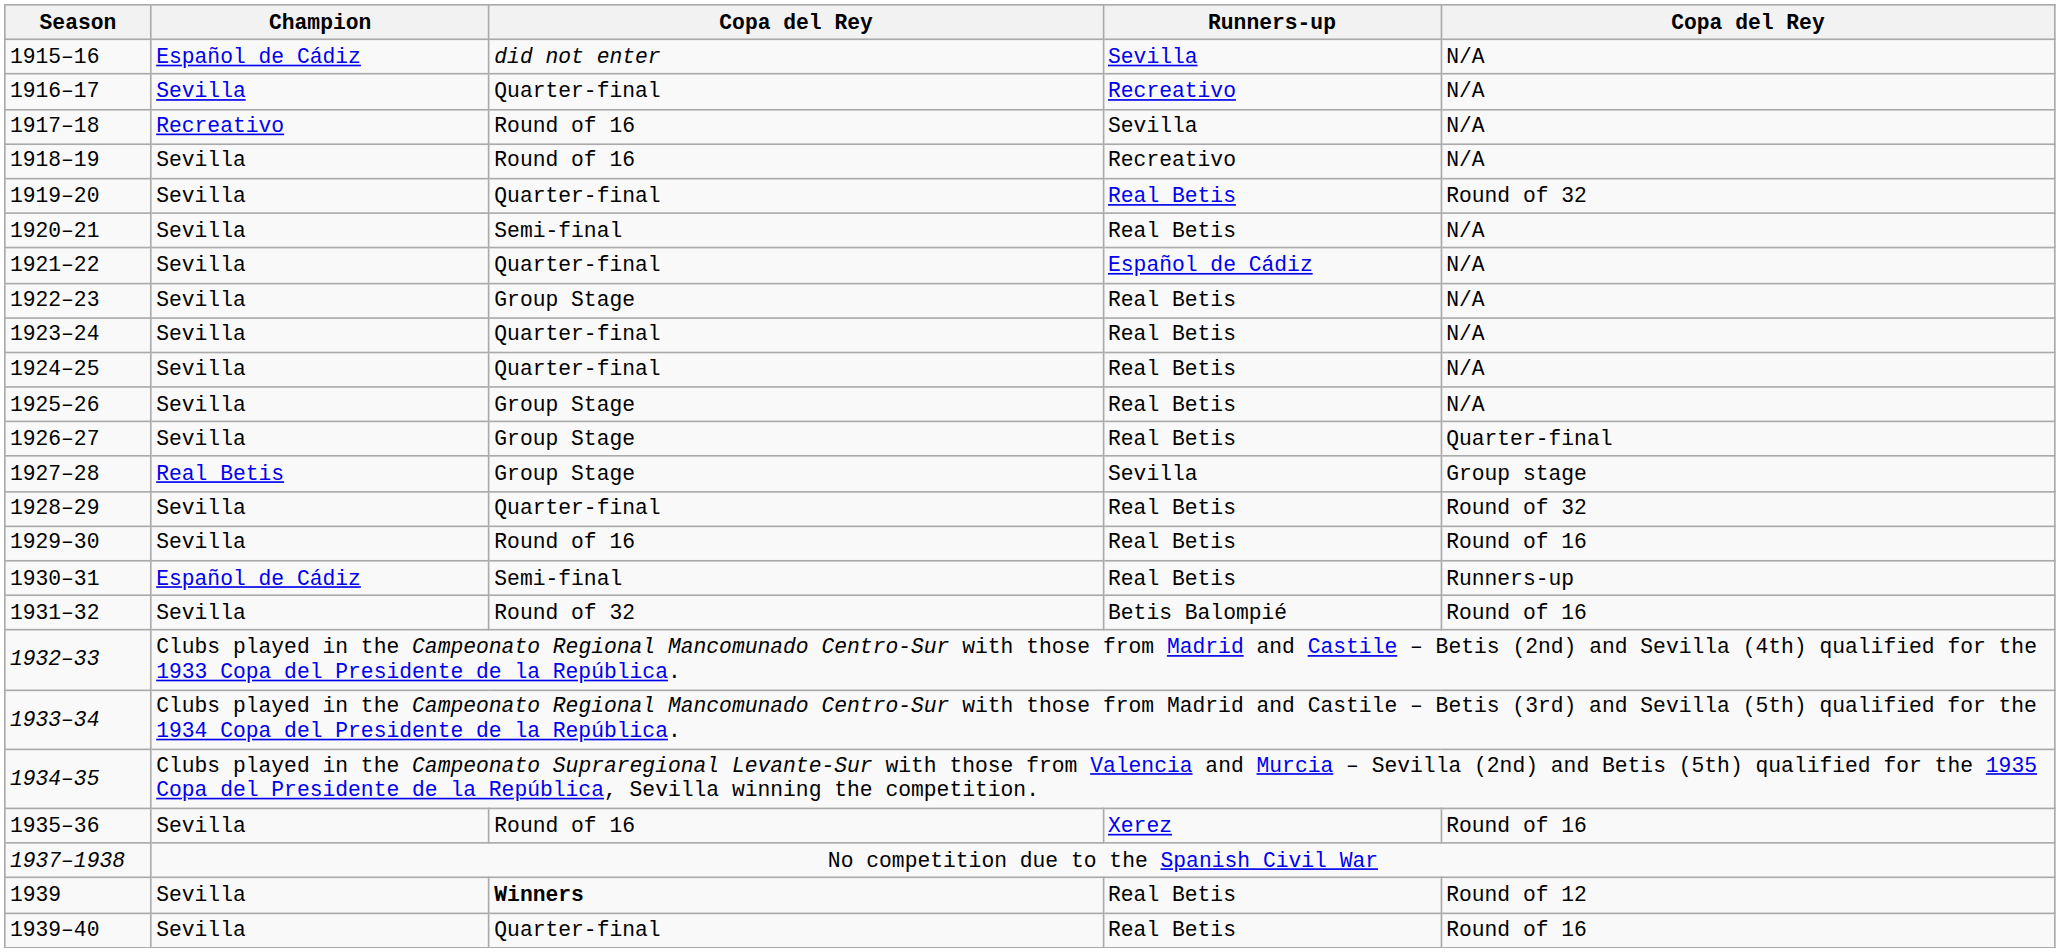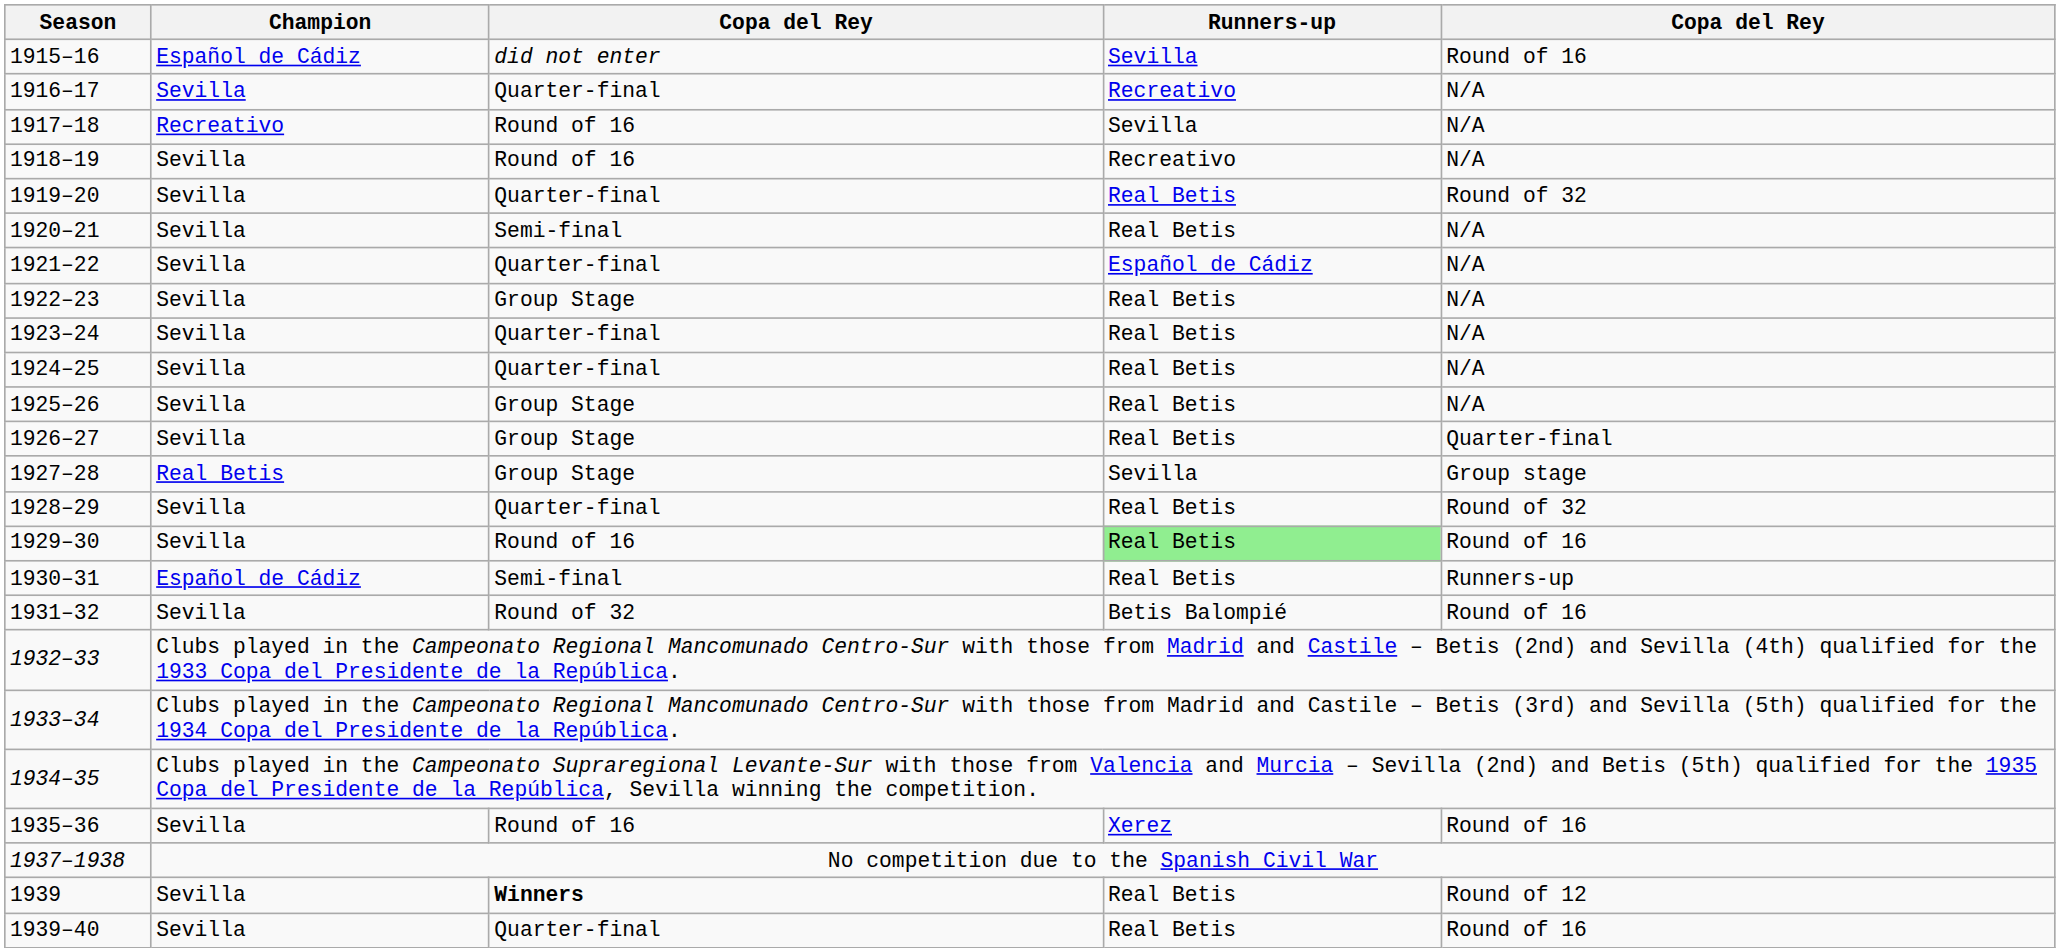(1465, 57) N/A -> (1517, 57) Round of 16
(1172, 543) no background -> (1172, 543) lightgreen background
